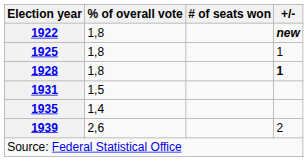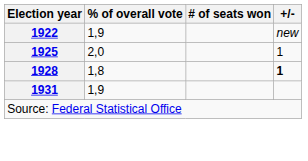(96, 33) 1,8 -> (96, 33) 1,9
(288, 33) bold -> (288, 33) normal
(96, 52) 1,8 -> (96, 52) 2,0
(96, 90) 1,5 -> (96, 90) 1,9
- row: (44, 109)
- row: (44, 128)
